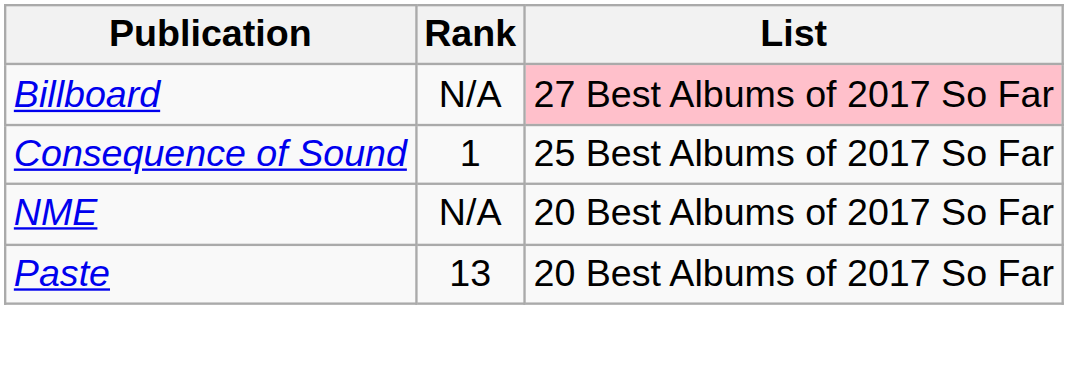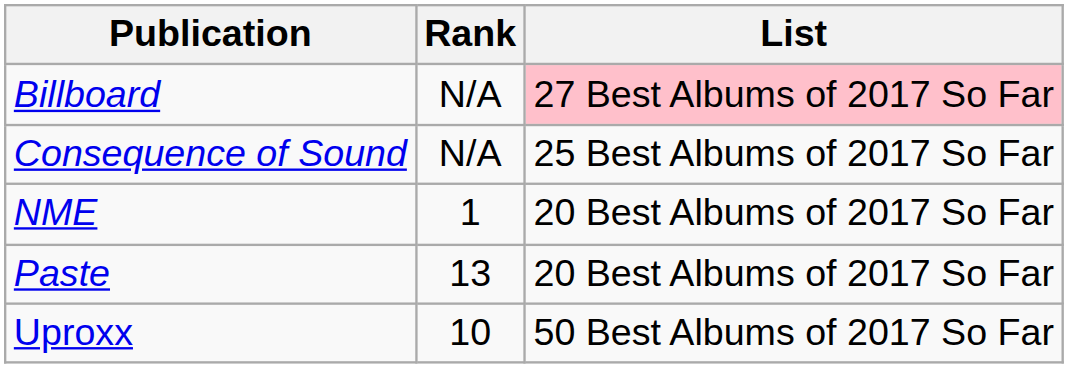(470, 153) 1 -> (470, 153) N/A
(470, 213) N/A -> (470, 213) 1
+ row: (73, 332)
